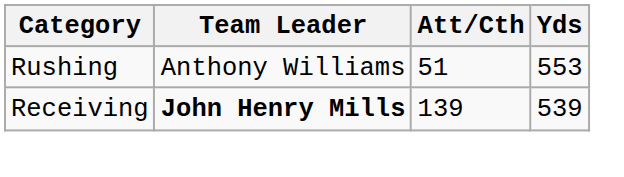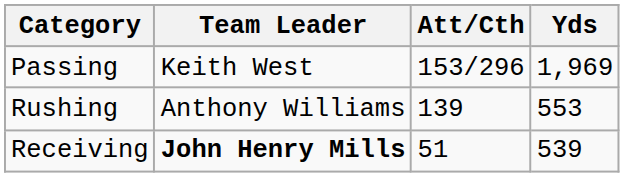+ row: (65, 67)
(433, 67) 51 -> (441, 109) 139
(441, 109) 139 -> (433, 150) 51
